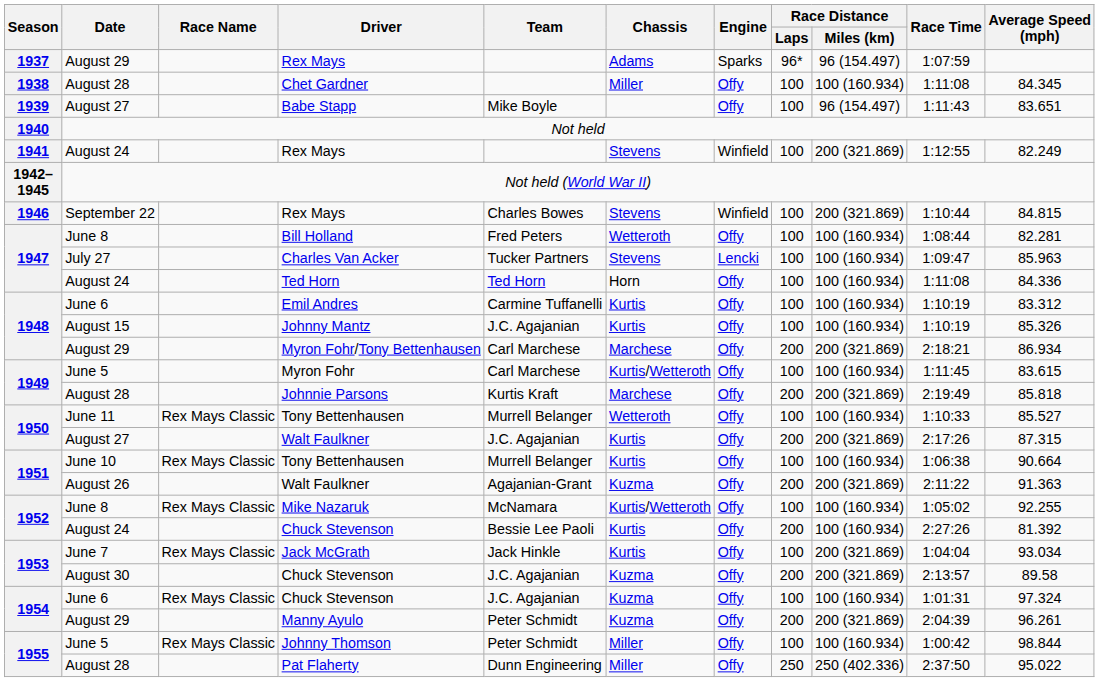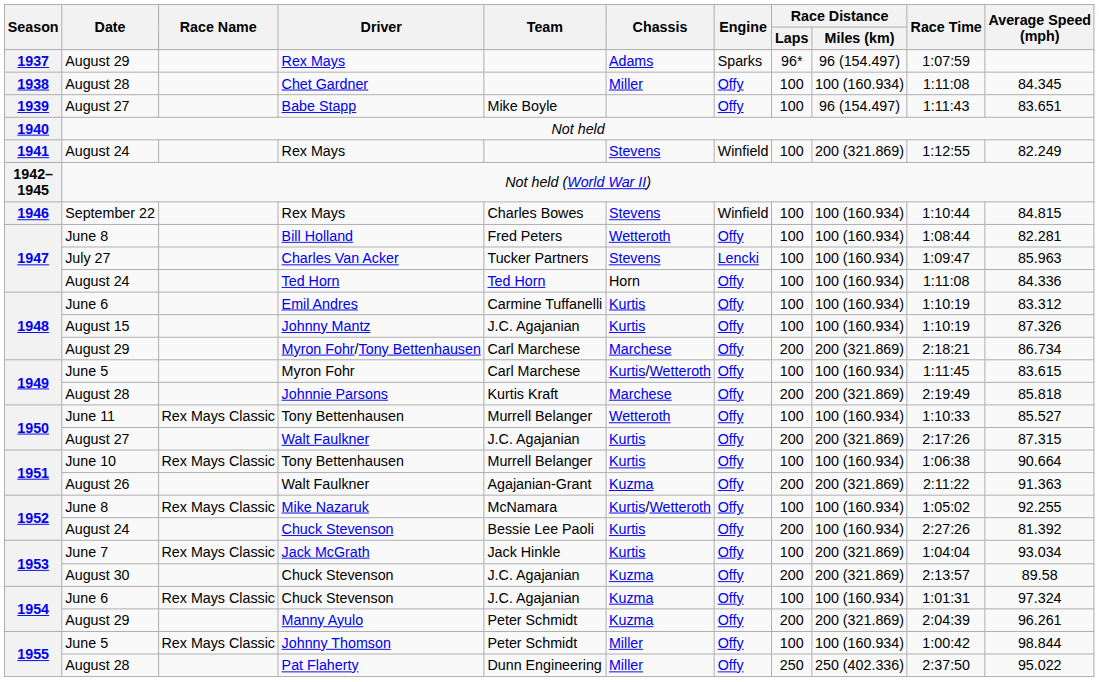(860, 213) 200 (321.869) -> (860, 213) 100 (160.934)
(1040, 326) 85.326 -> (1040, 326) 87.326
(1040, 349) 86.934 -> (1040, 349) 86.734
